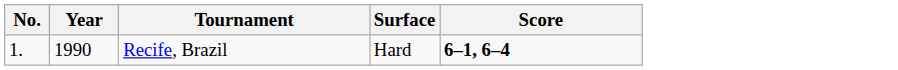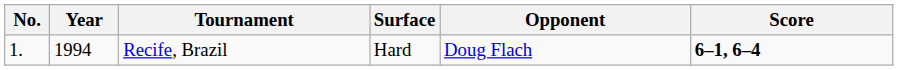+ column: (565, 19)
(73, 49) 1990 -> (73, 49) 1994
